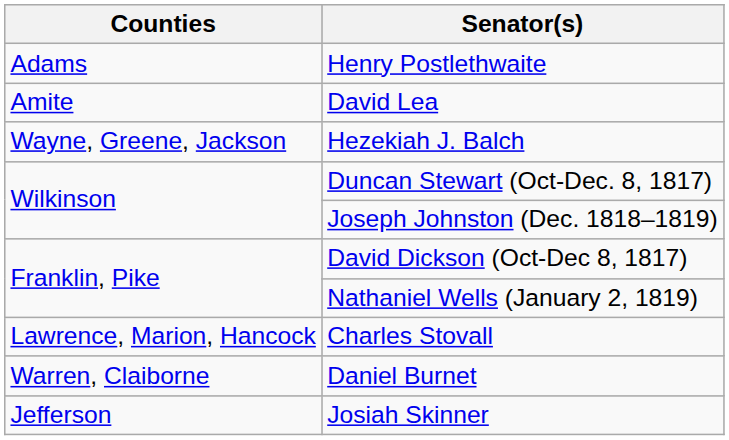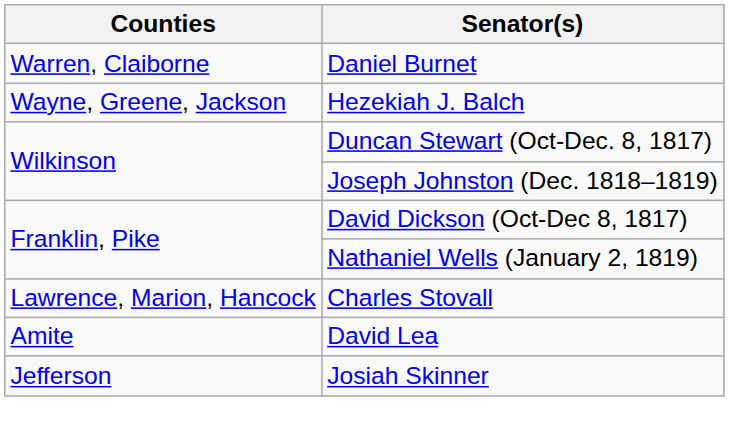- row: (437, 63)
rows swapped: (383, 102) <-> (402, 375)
